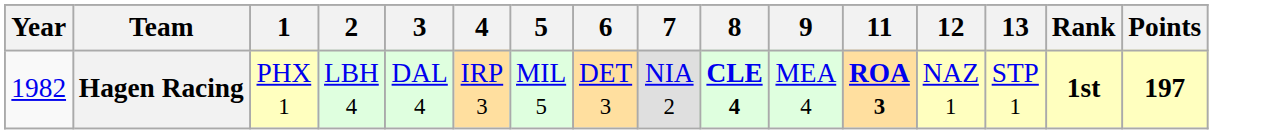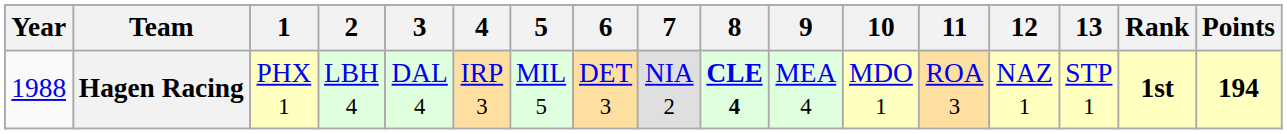+ column: (881, 27)
(39, 88) 1982 -> (39, 88) 1988
(879, 88) bold -> (955, 88) normal
(1165, 88) 197 -> (1238, 88) 194
